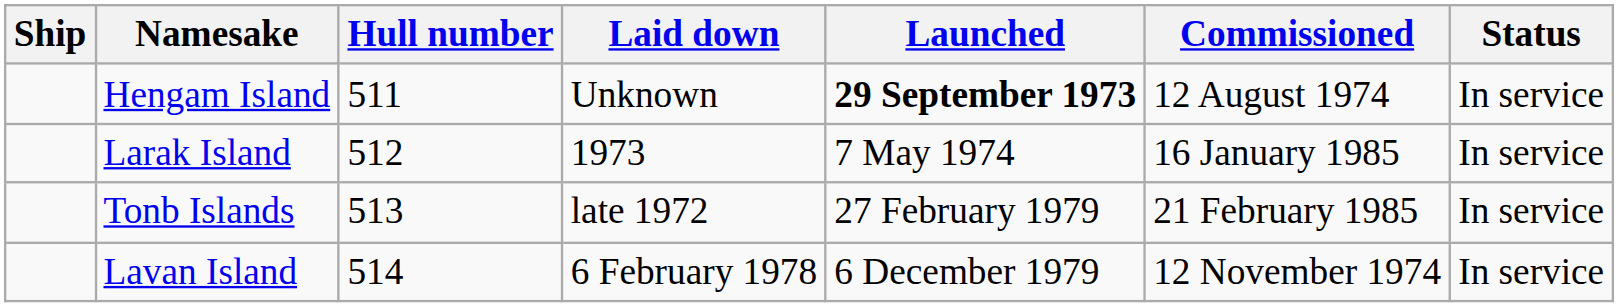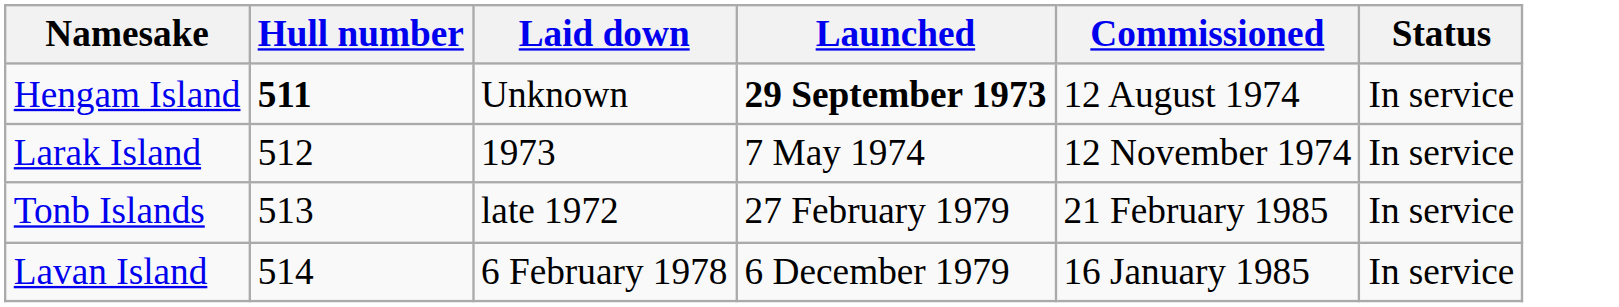- column: (50, 34)
(375, 93) normal -> (285, 93) bold
(1276, 152) 16 January 1985 -> (1207, 152) 12 November 1974
(1297, 270) 12 November 1974 -> (1187, 270) 16 January 1985
